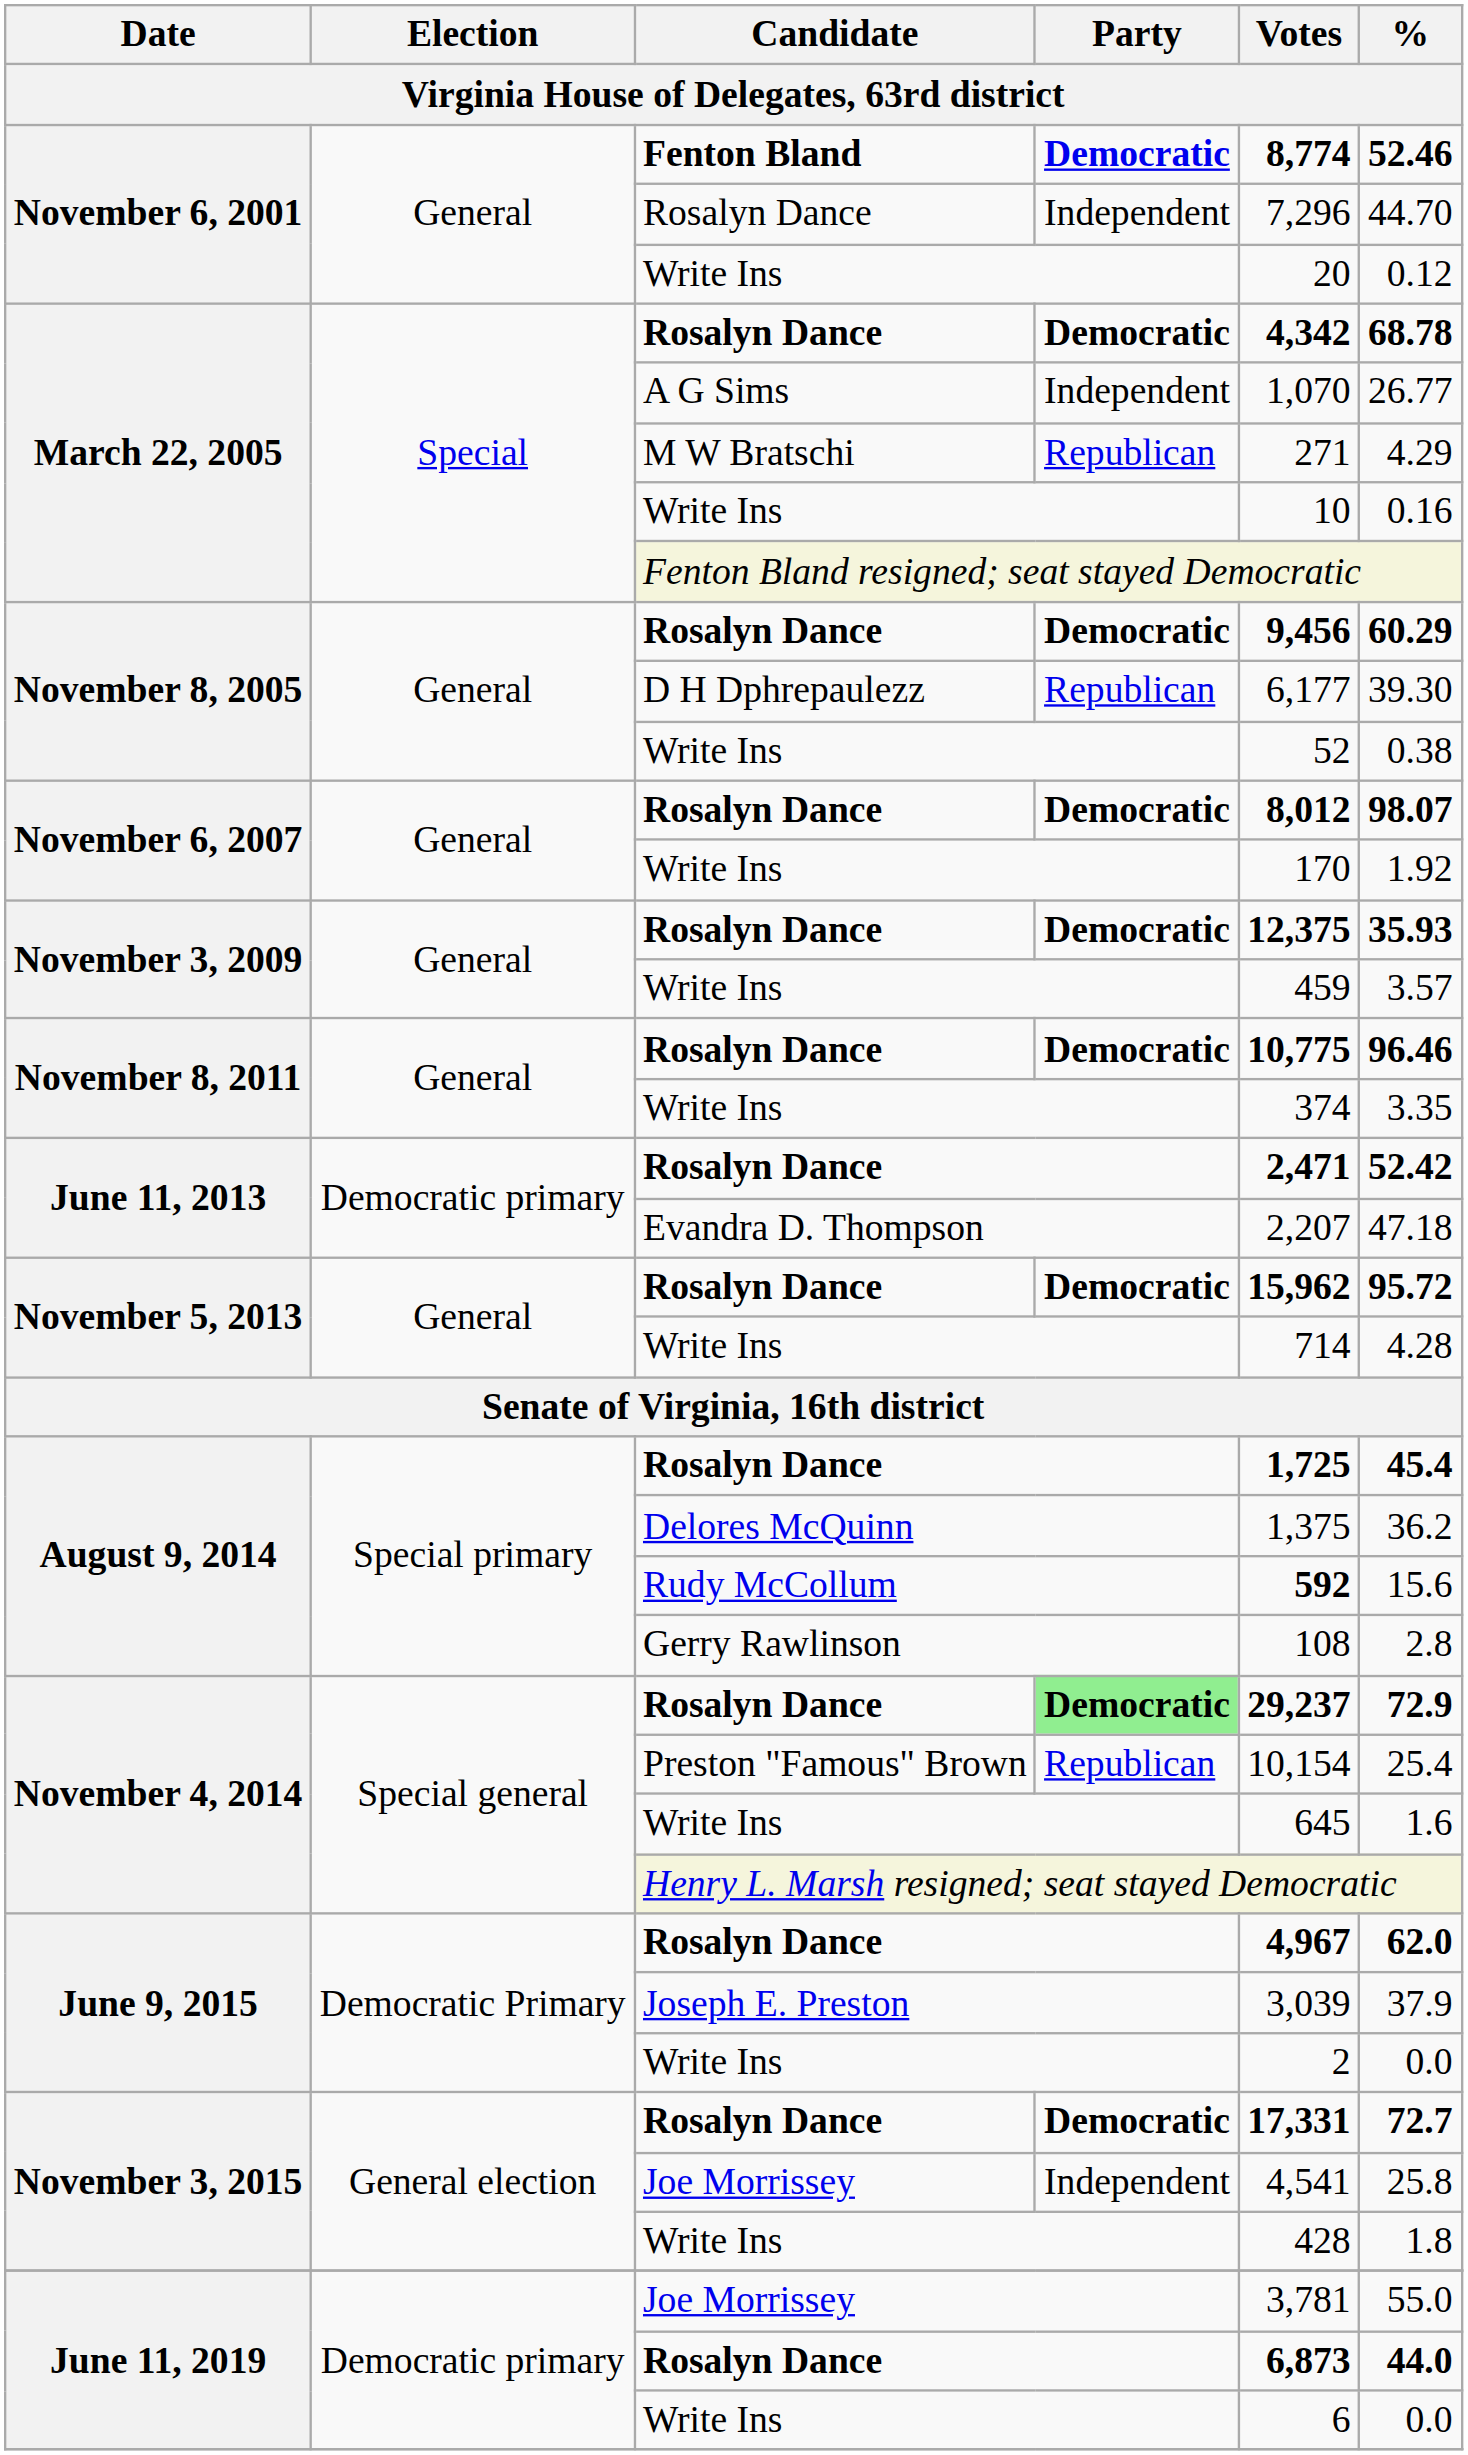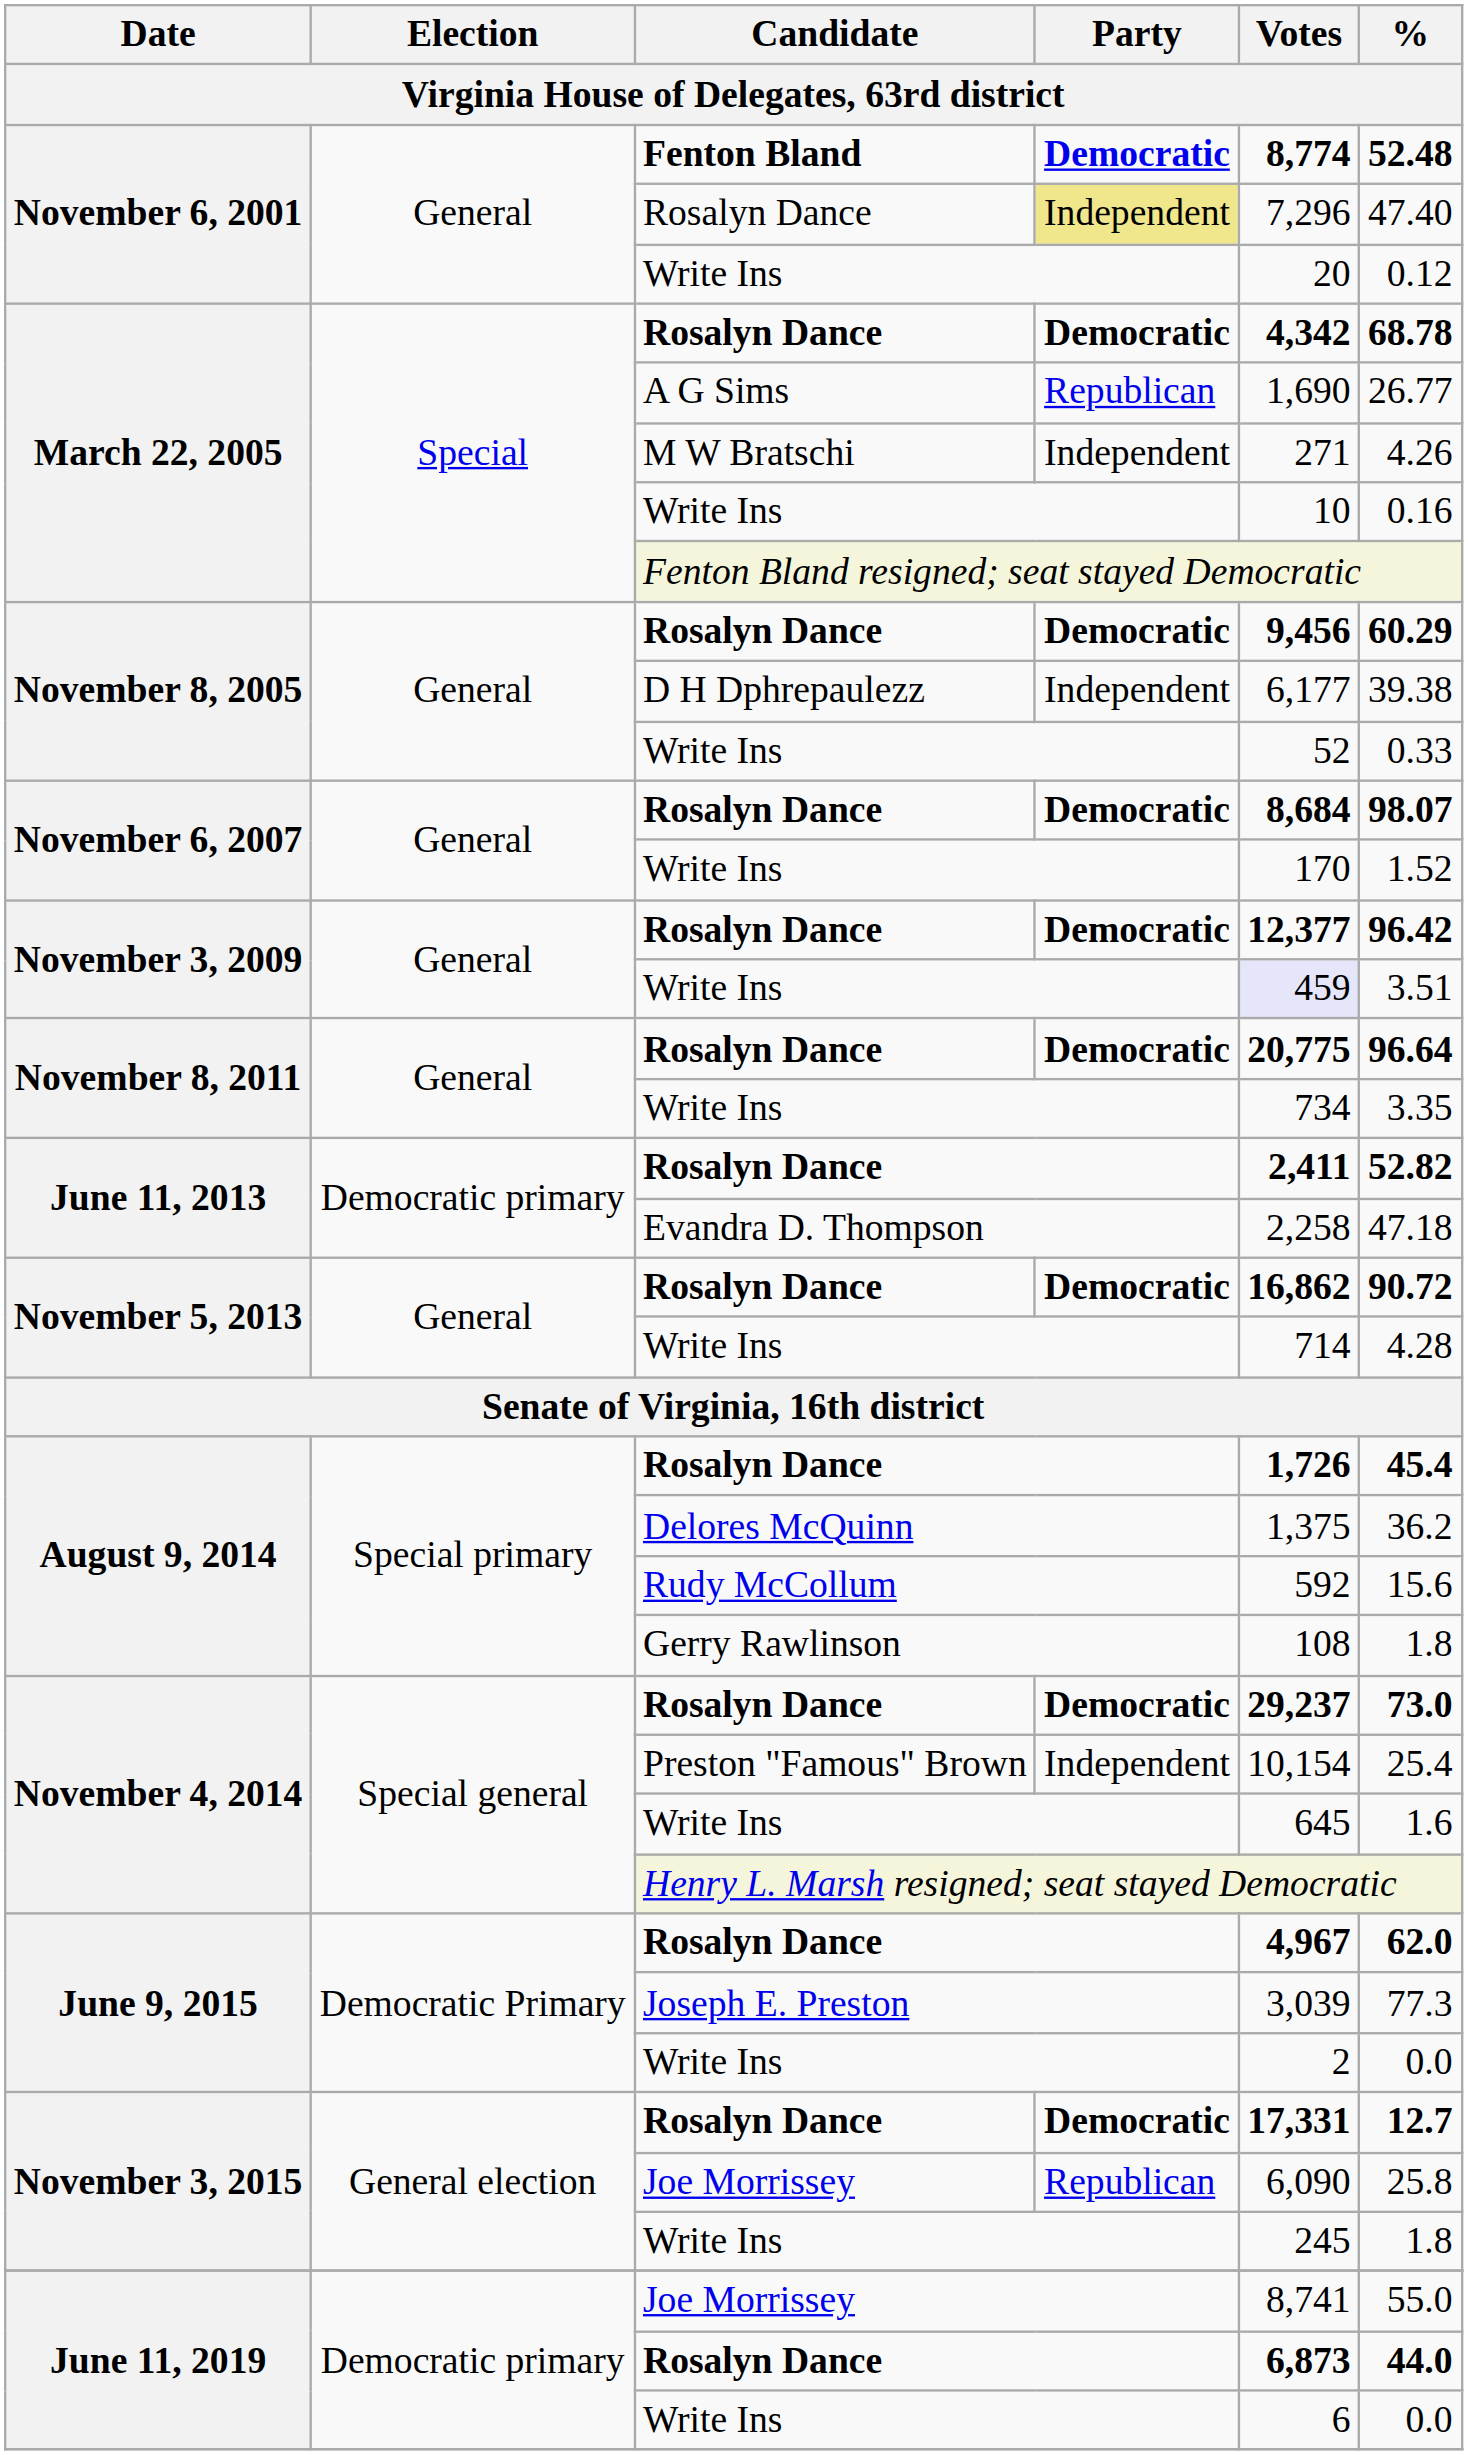(1410, 153) 52.46 -> (1410, 153) 52.48
(1137, 213) no background -> (1137, 213) khaki background
(1410, 213) 44.70 -> (1410, 213) 47.40
(1137, 392) Independent -> (1130, 392) Republican
(1308, 392) 1,070 -> (1308, 392) 1,690
(1130, 451) Republican -> (1137, 451) Independent
(1420, 451) 4.29 -> (1420, 451) 4.26
(1130, 690) Republican -> (1137, 690) Independent
(1410, 690) 39.30 -> (1410, 690) 39.38
(1420, 749) 0.38 -> (1420, 749) 0.33
(1308, 809) 8,012 -> (1308, 809) 8,684
(1420, 869) 1.92 -> (1420, 869) 1.52
(1299, 928) 12,375 -> (1299, 928) 12,377
(1410, 928) 35.93 -> (1410, 928) 96.42
(1322, 988) no background -> (1322, 988) lavender background
(1420, 988) 3.57 -> (1420, 988) 3.51
(1299, 1048) 10,775 -> (1299, 1048) 20,775
(1410, 1048) 96.46 -> (1410, 1048) 96.64
(1322, 1107) 374 -> (1322, 1107) 734
(1308, 1167) 2,471 -> (1309, 1167) 2,411
(1410, 1167) 52.42 -> (1410, 1167) 52.82
(1308, 1226) 2,207 -> (1308, 1226) 2,258
(1299, 1286) 15,962 -> (1299, 1286) 16,862
(1410, 1286) 95.72 -> (1410, 1286) 90.72
(1308, 1465) 1,725 -> (1308, 1465) 1,726
(1322, 1584) bold -> (1322, 1584) normal
(1429, 1644) 2.8 -> (1429, 1644) 1.8
(1137, 1703) lightgreen background -> (1137, 1703) no background
(1420, 1703) 72.9 -> (1420, 1703) 73.0
(1130, 1763) Republican -> (1137, 1763) Independent
(1420, 2002) 37.9 -> (1420, 2002) 77.3
(1420, 2121) 72.7 -> (1420, 2121) 12.7
(1137, 2181) Independent -> (1130, 2181) Republican
(1308, 2181) 4,541 -> (1308, 2181) 6,090
(1322, 2240) 428 -> (1322, 2240) 245
(1308, 2300) 3,781 -> (1308, 2300) 8,741
